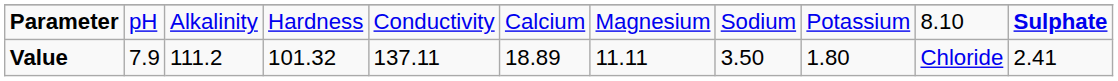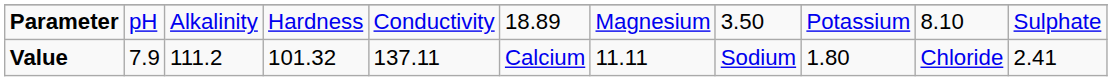(545, 22) Calcium -> (533, 22) 18.89
(758, 22) Sodium -> (742, 22) 3.50
(1061, 22) bold -> (1057, 22) normal
(533, 57) 18.89 -> (545, 57) Calcium
(742, 57) 3.50 -> (758, 57) Sodium
